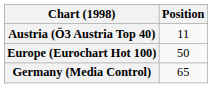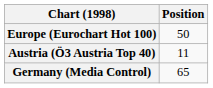rows swapped: (82, 33) <-> (82, 53)
